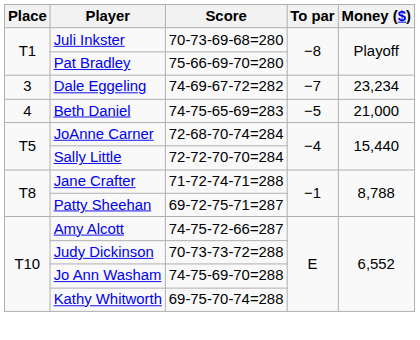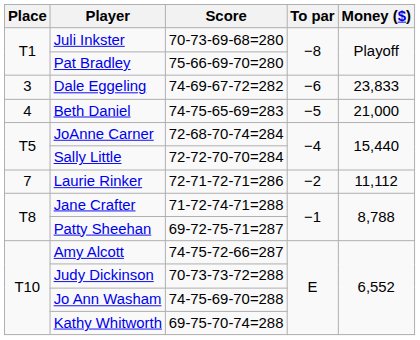(312, 87) −7 -> (312, 87) −6
(376, 87) 23,234 -> (376, 87) 23,833
+ row: (98, 181)
